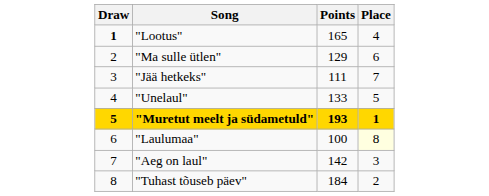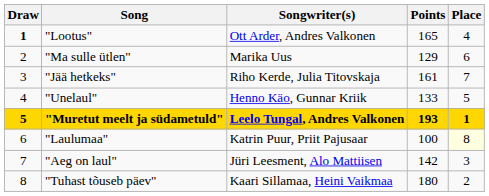+ column: (317, 14)
(338, 77) 111 -> (428, 77) 161
(338, 181) 184 -> (428, 181) 180
